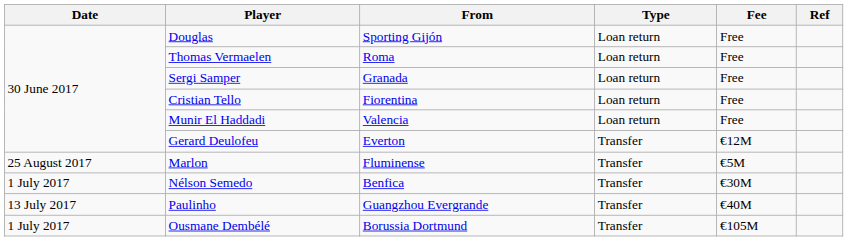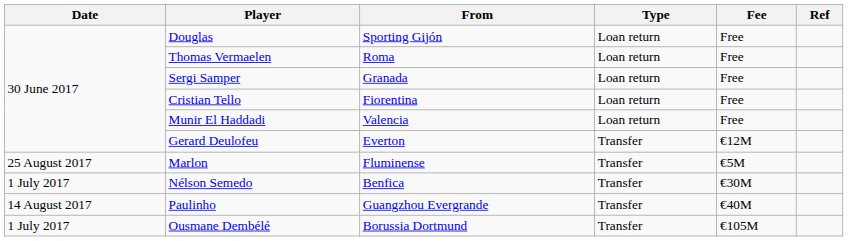(42, 204) 13 July 2017 -> (50, 204) 14 August 2017
